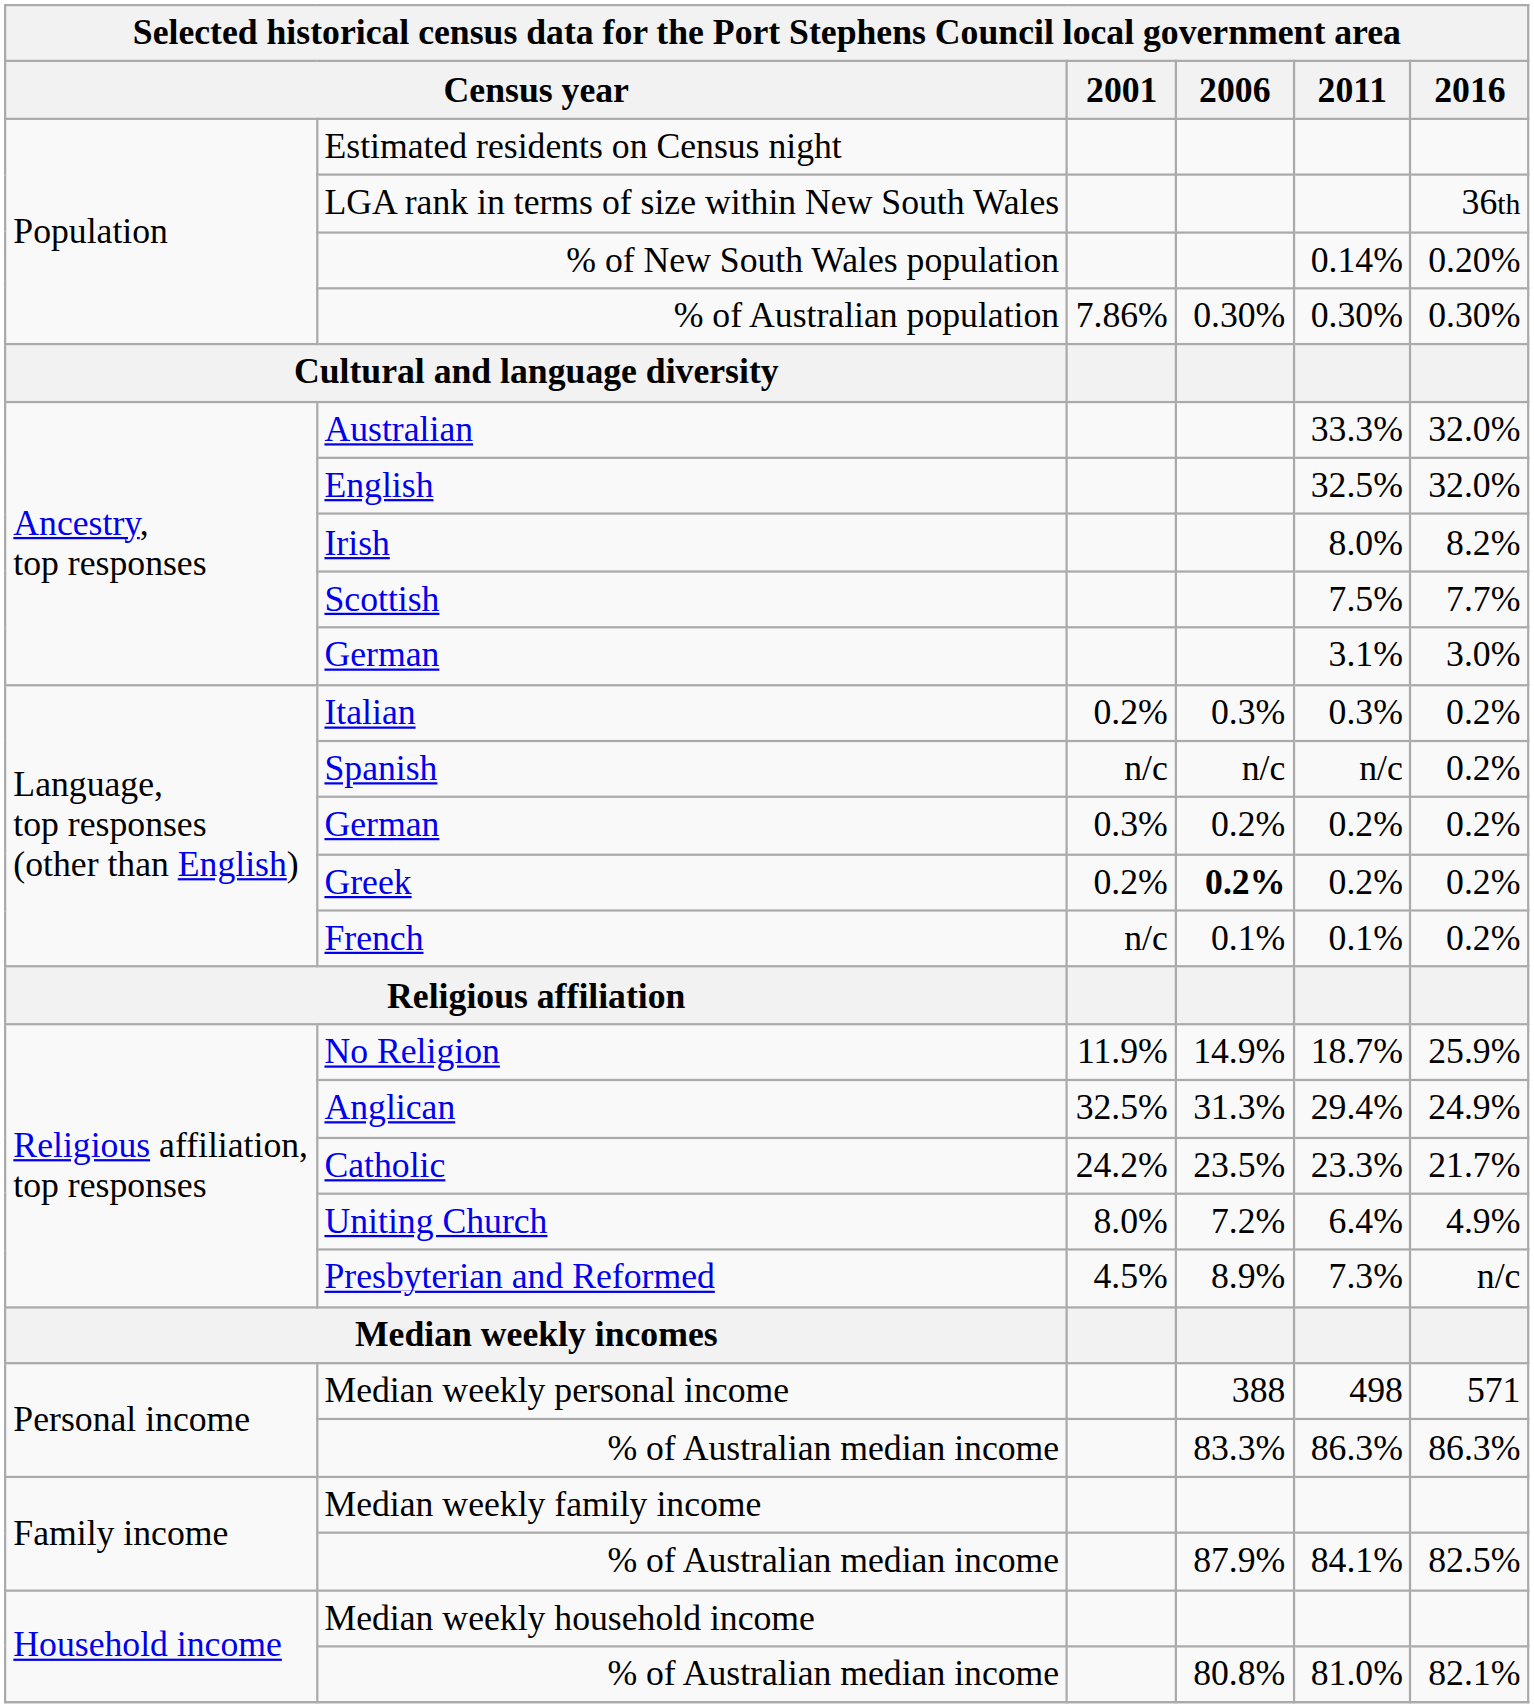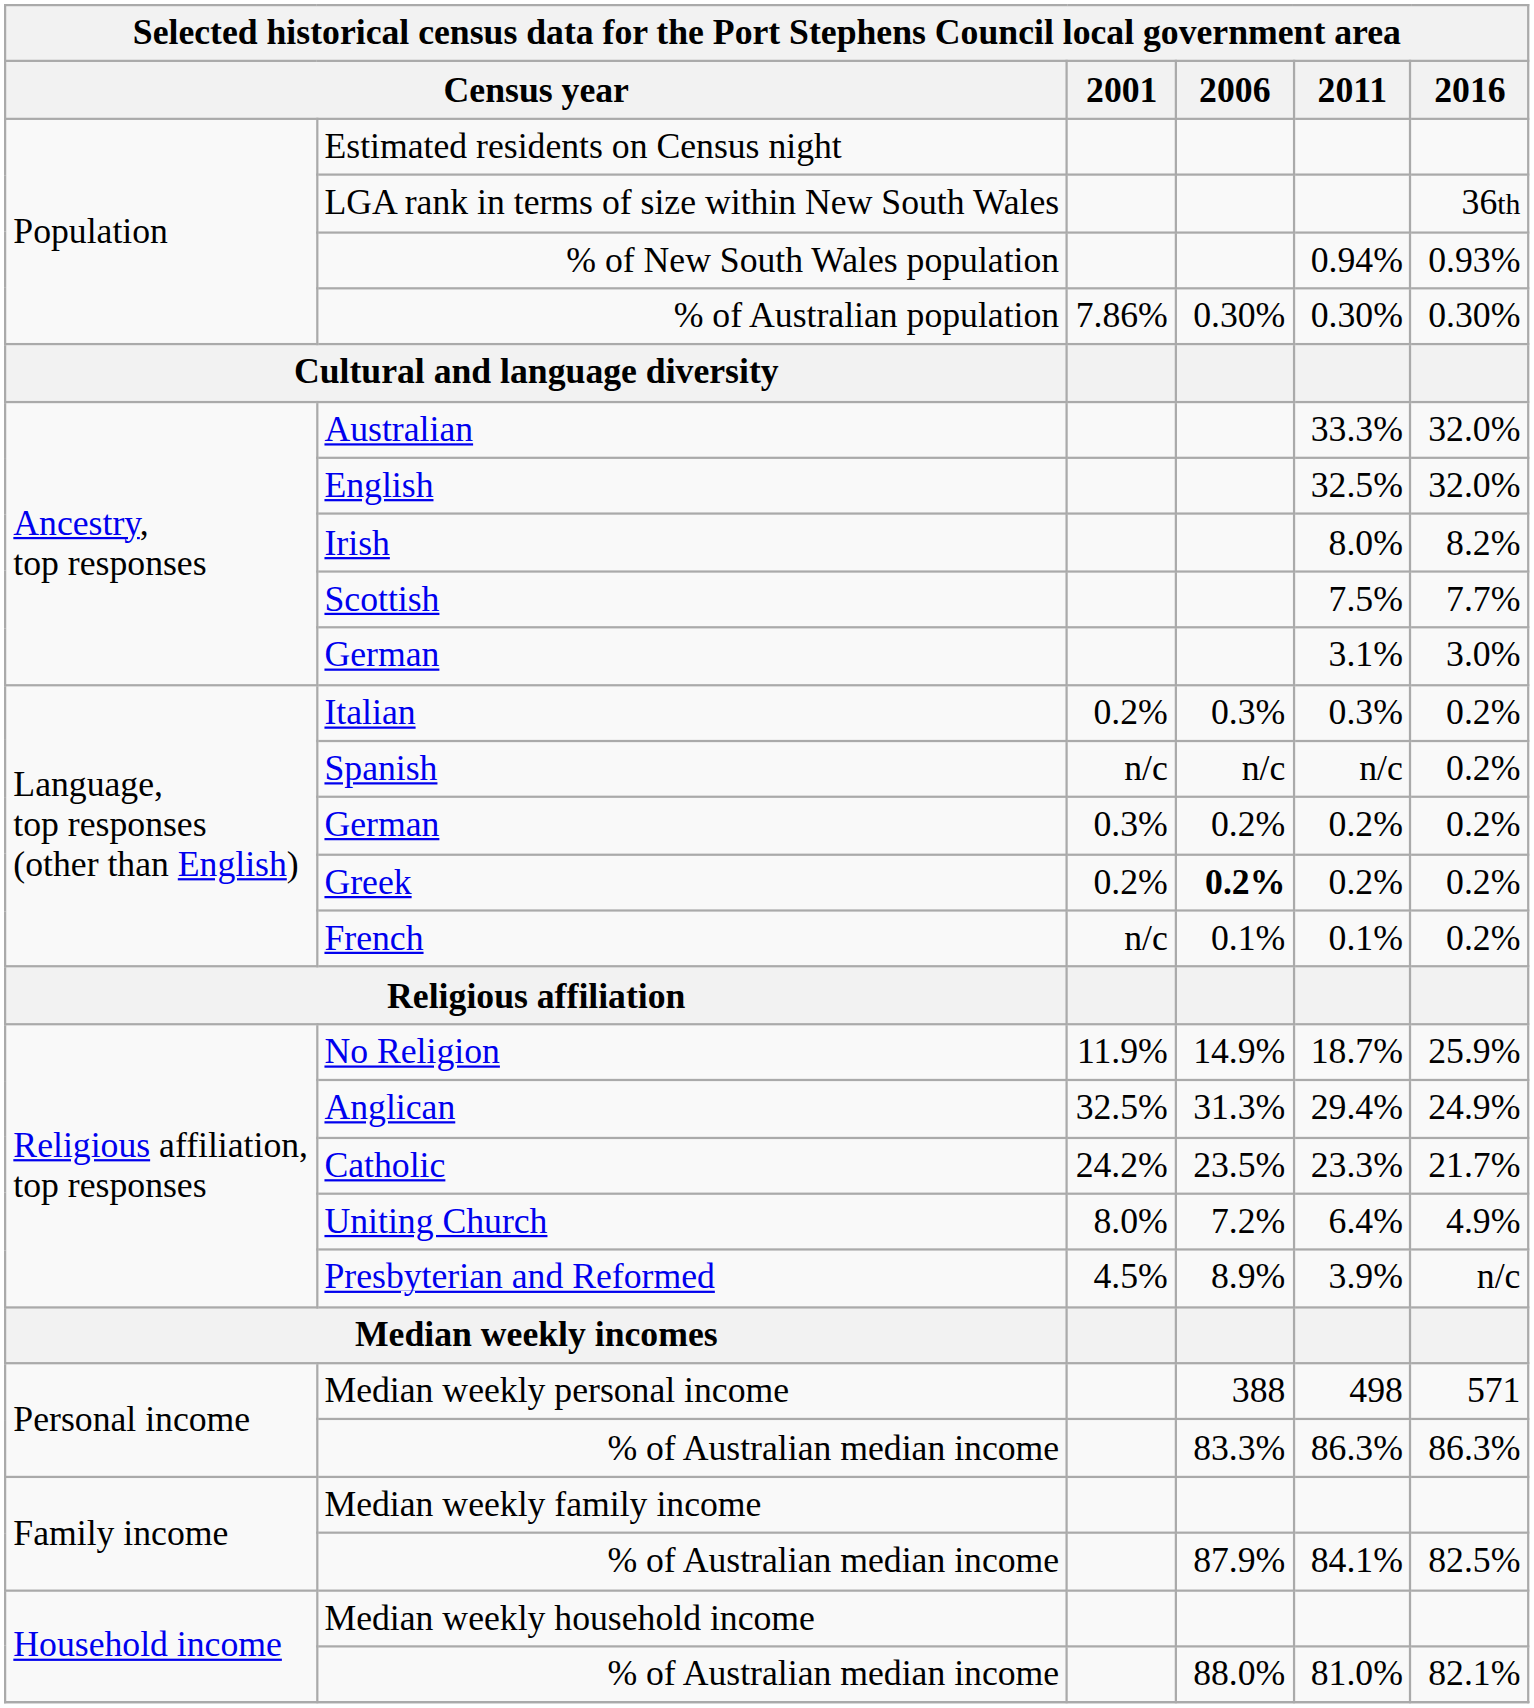(1357, 259) 0.14% -> (1357, 259) 0.94%
(1470, 259) 0.20% -> (1470, 259) 0.93%
(1361, 1277) 7.3% -> (1361, 1277) 3.9%
(1239, 1673) 80.8% -> (1239, 1673) 88.0%
